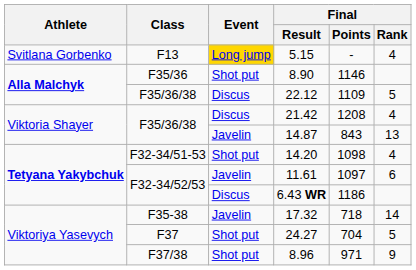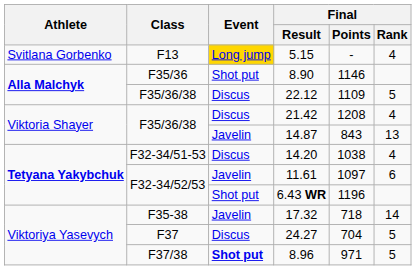(235, 155) Shot put -> (231, 155) Discus
(351, 155) 1098 -> (351, 155) 1038
(231, 195) Discus -> (235, 195) Shot put
(351, 195) 1186 -> (351, 195) 1196
(235, 235) Shot put -> (231, 235) Discus
(235, 255) normal -> (237, 255) bold
(392, 255) 9 -> (392, 255) 5
